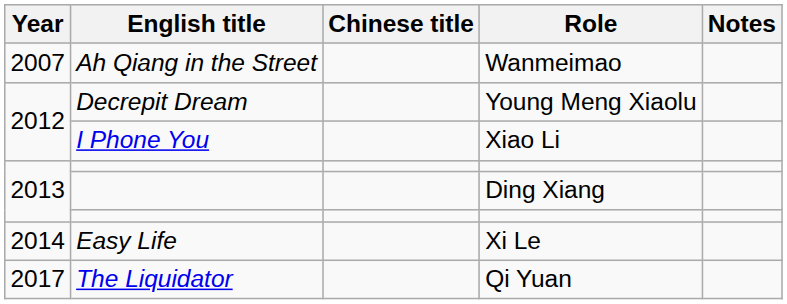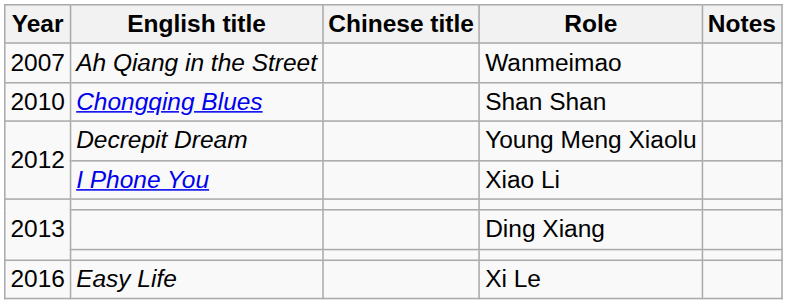+ row: (169, 101)
(38, 240) 2014 -> (38, 279) 2016
- row: (154, 279)
